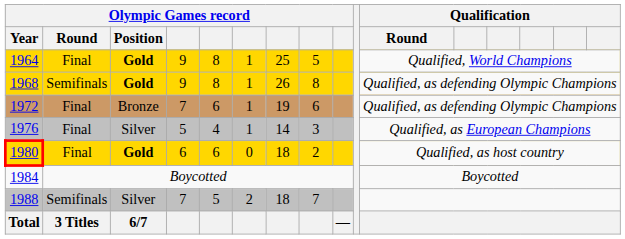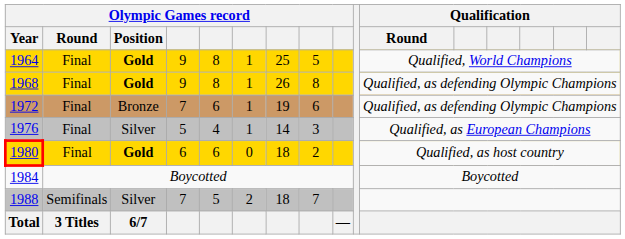(77, 83) Semifinals -> (77, 83) Final
